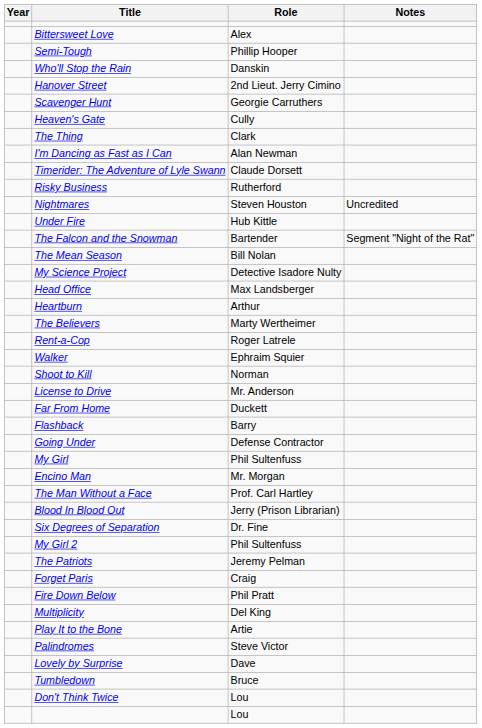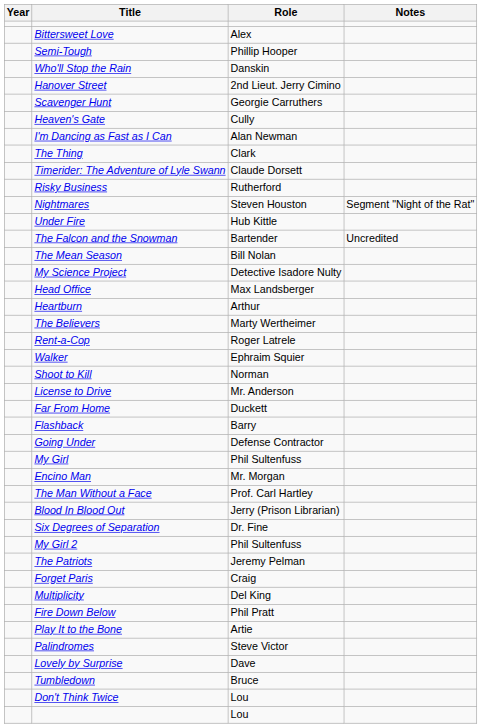rows swapped: (103, 153) <-> (59, 136)
(372, 204) Uncredited -> (410, 204) Segment "Night of the Rat"
(410, 238) Segment "Night of the Rat" -> (372, 238) Uncredited
rows swapped: (59, 612) <-> (75, 595)
